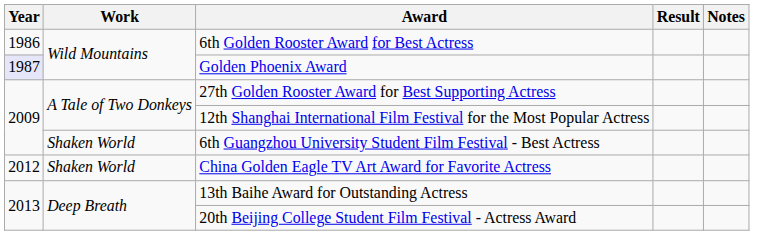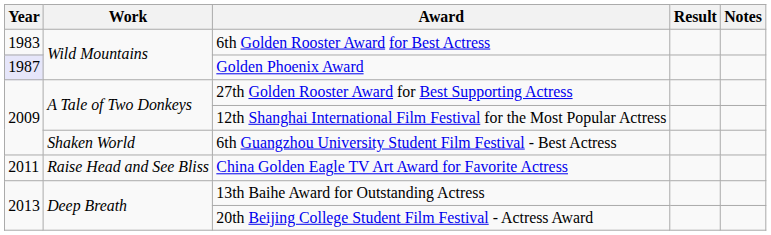(24, 42) 1986 -> (24, 42) 1983
(24, 167) 2012 -> (24, 167) 2011
(91, 167) Shaken World -> (128, 167) Raise Head and See Bliss
